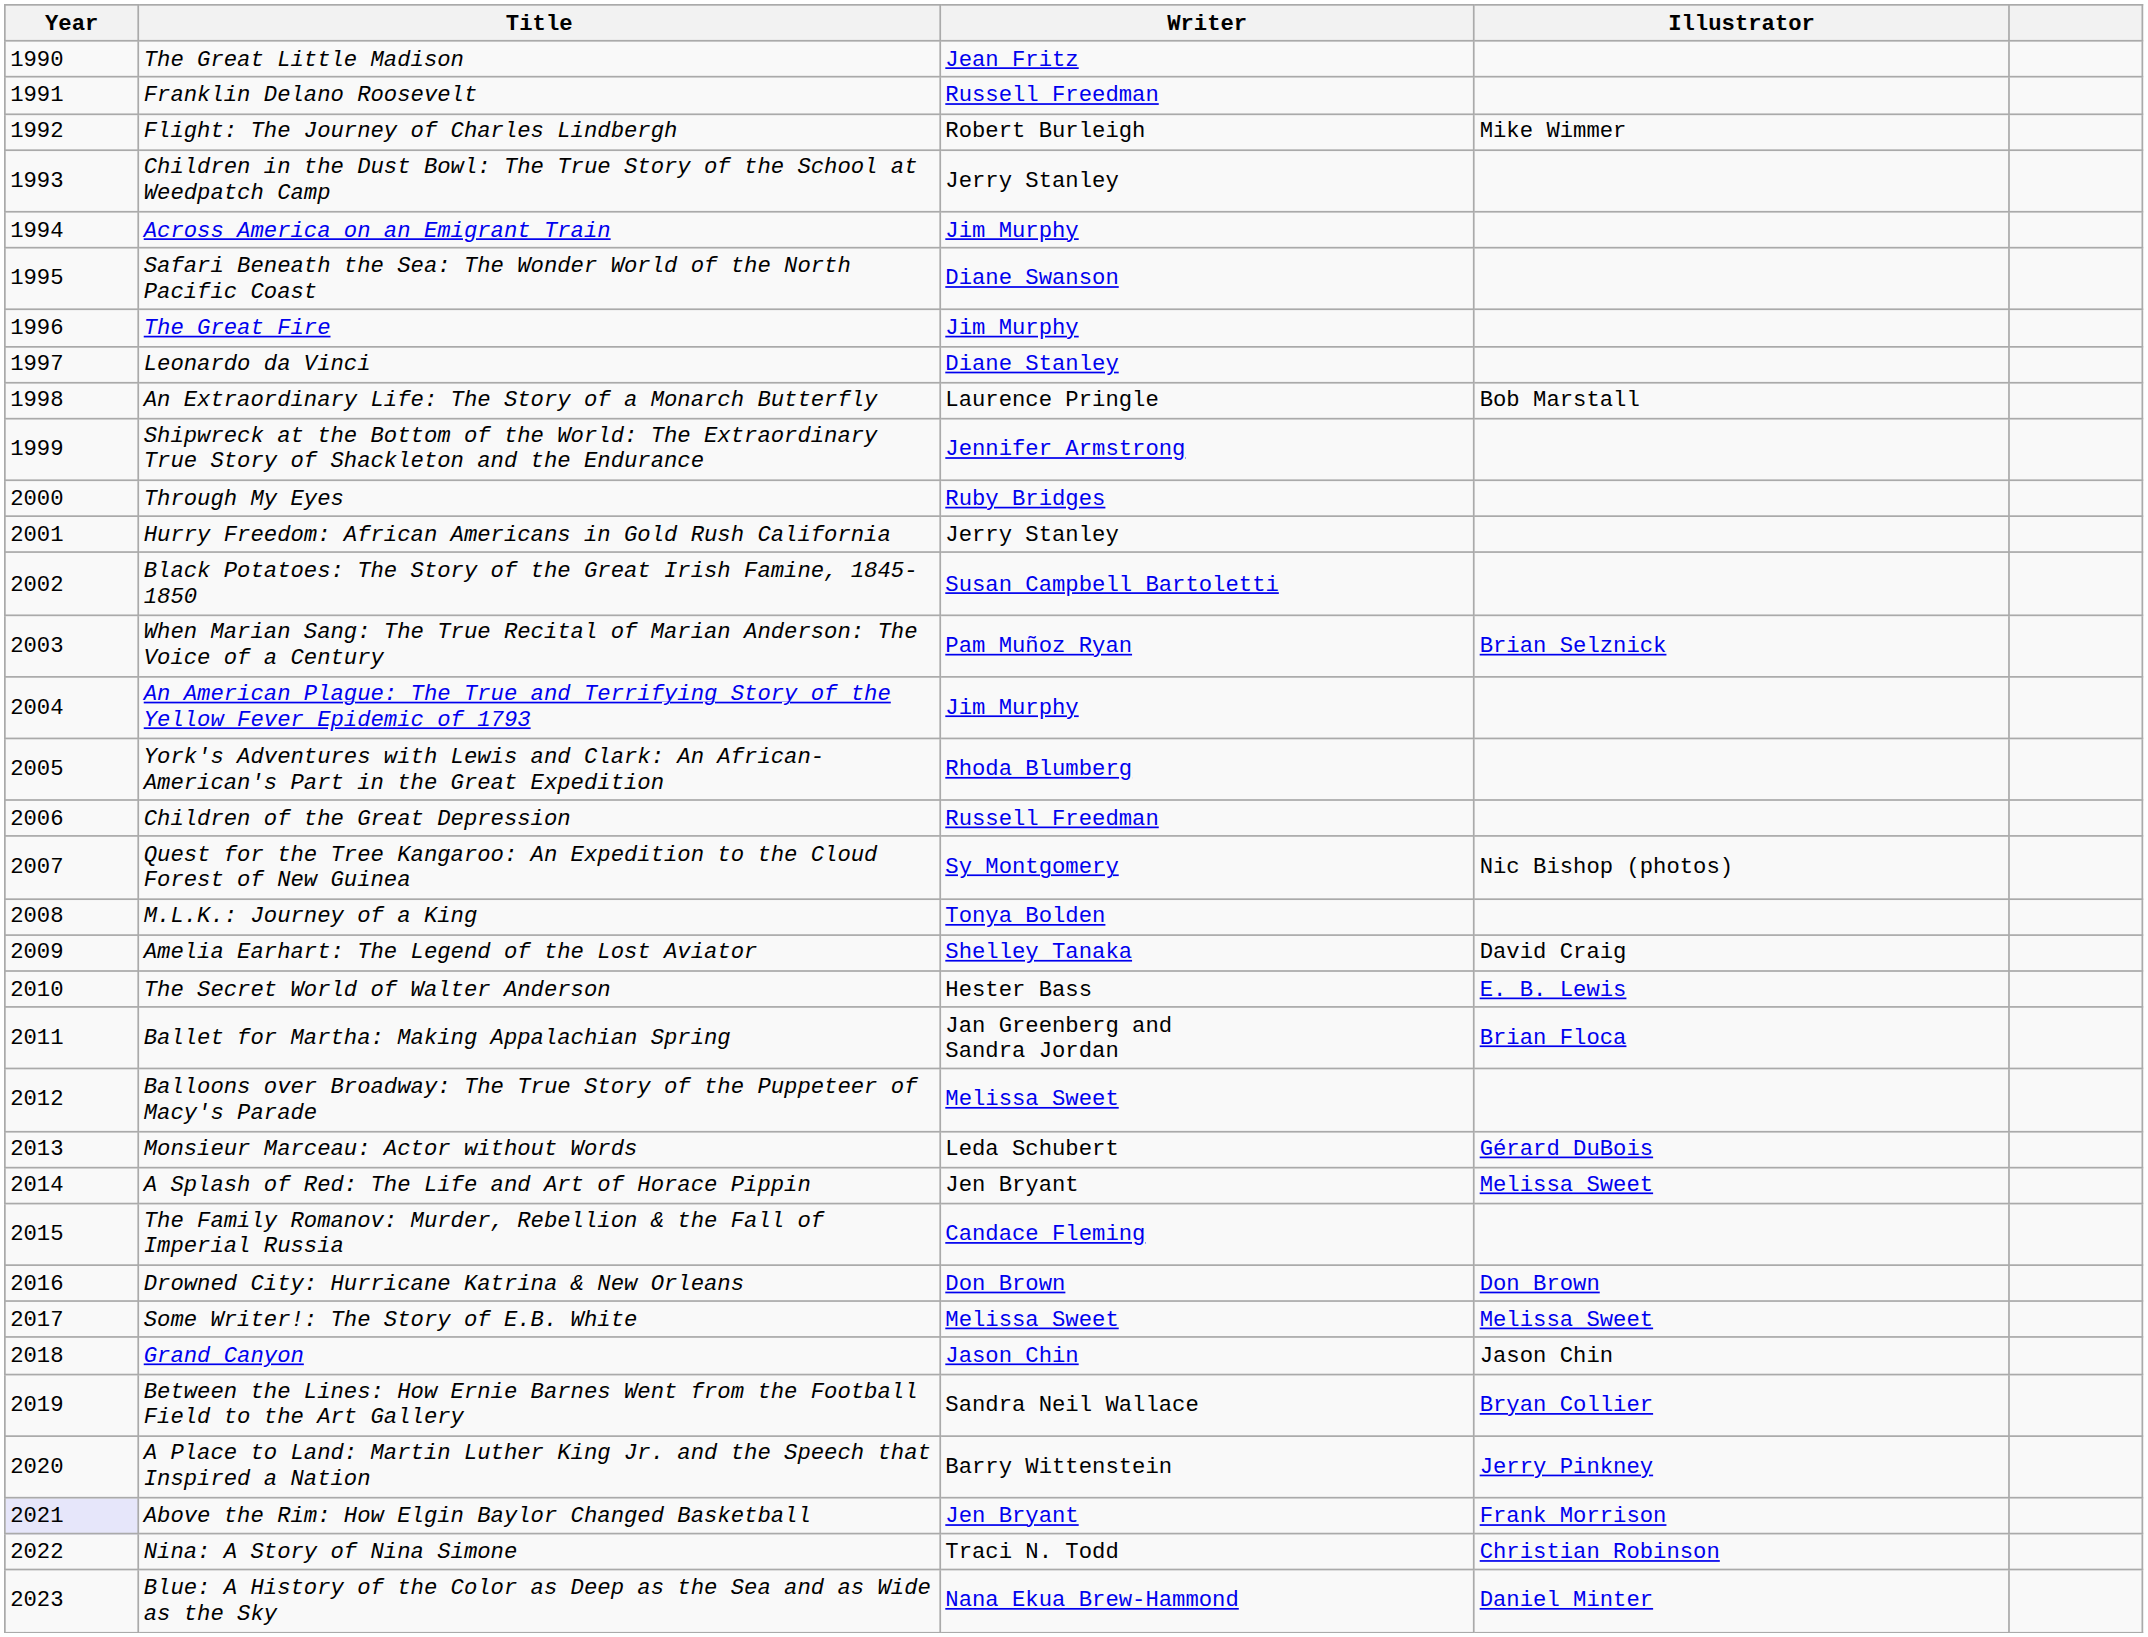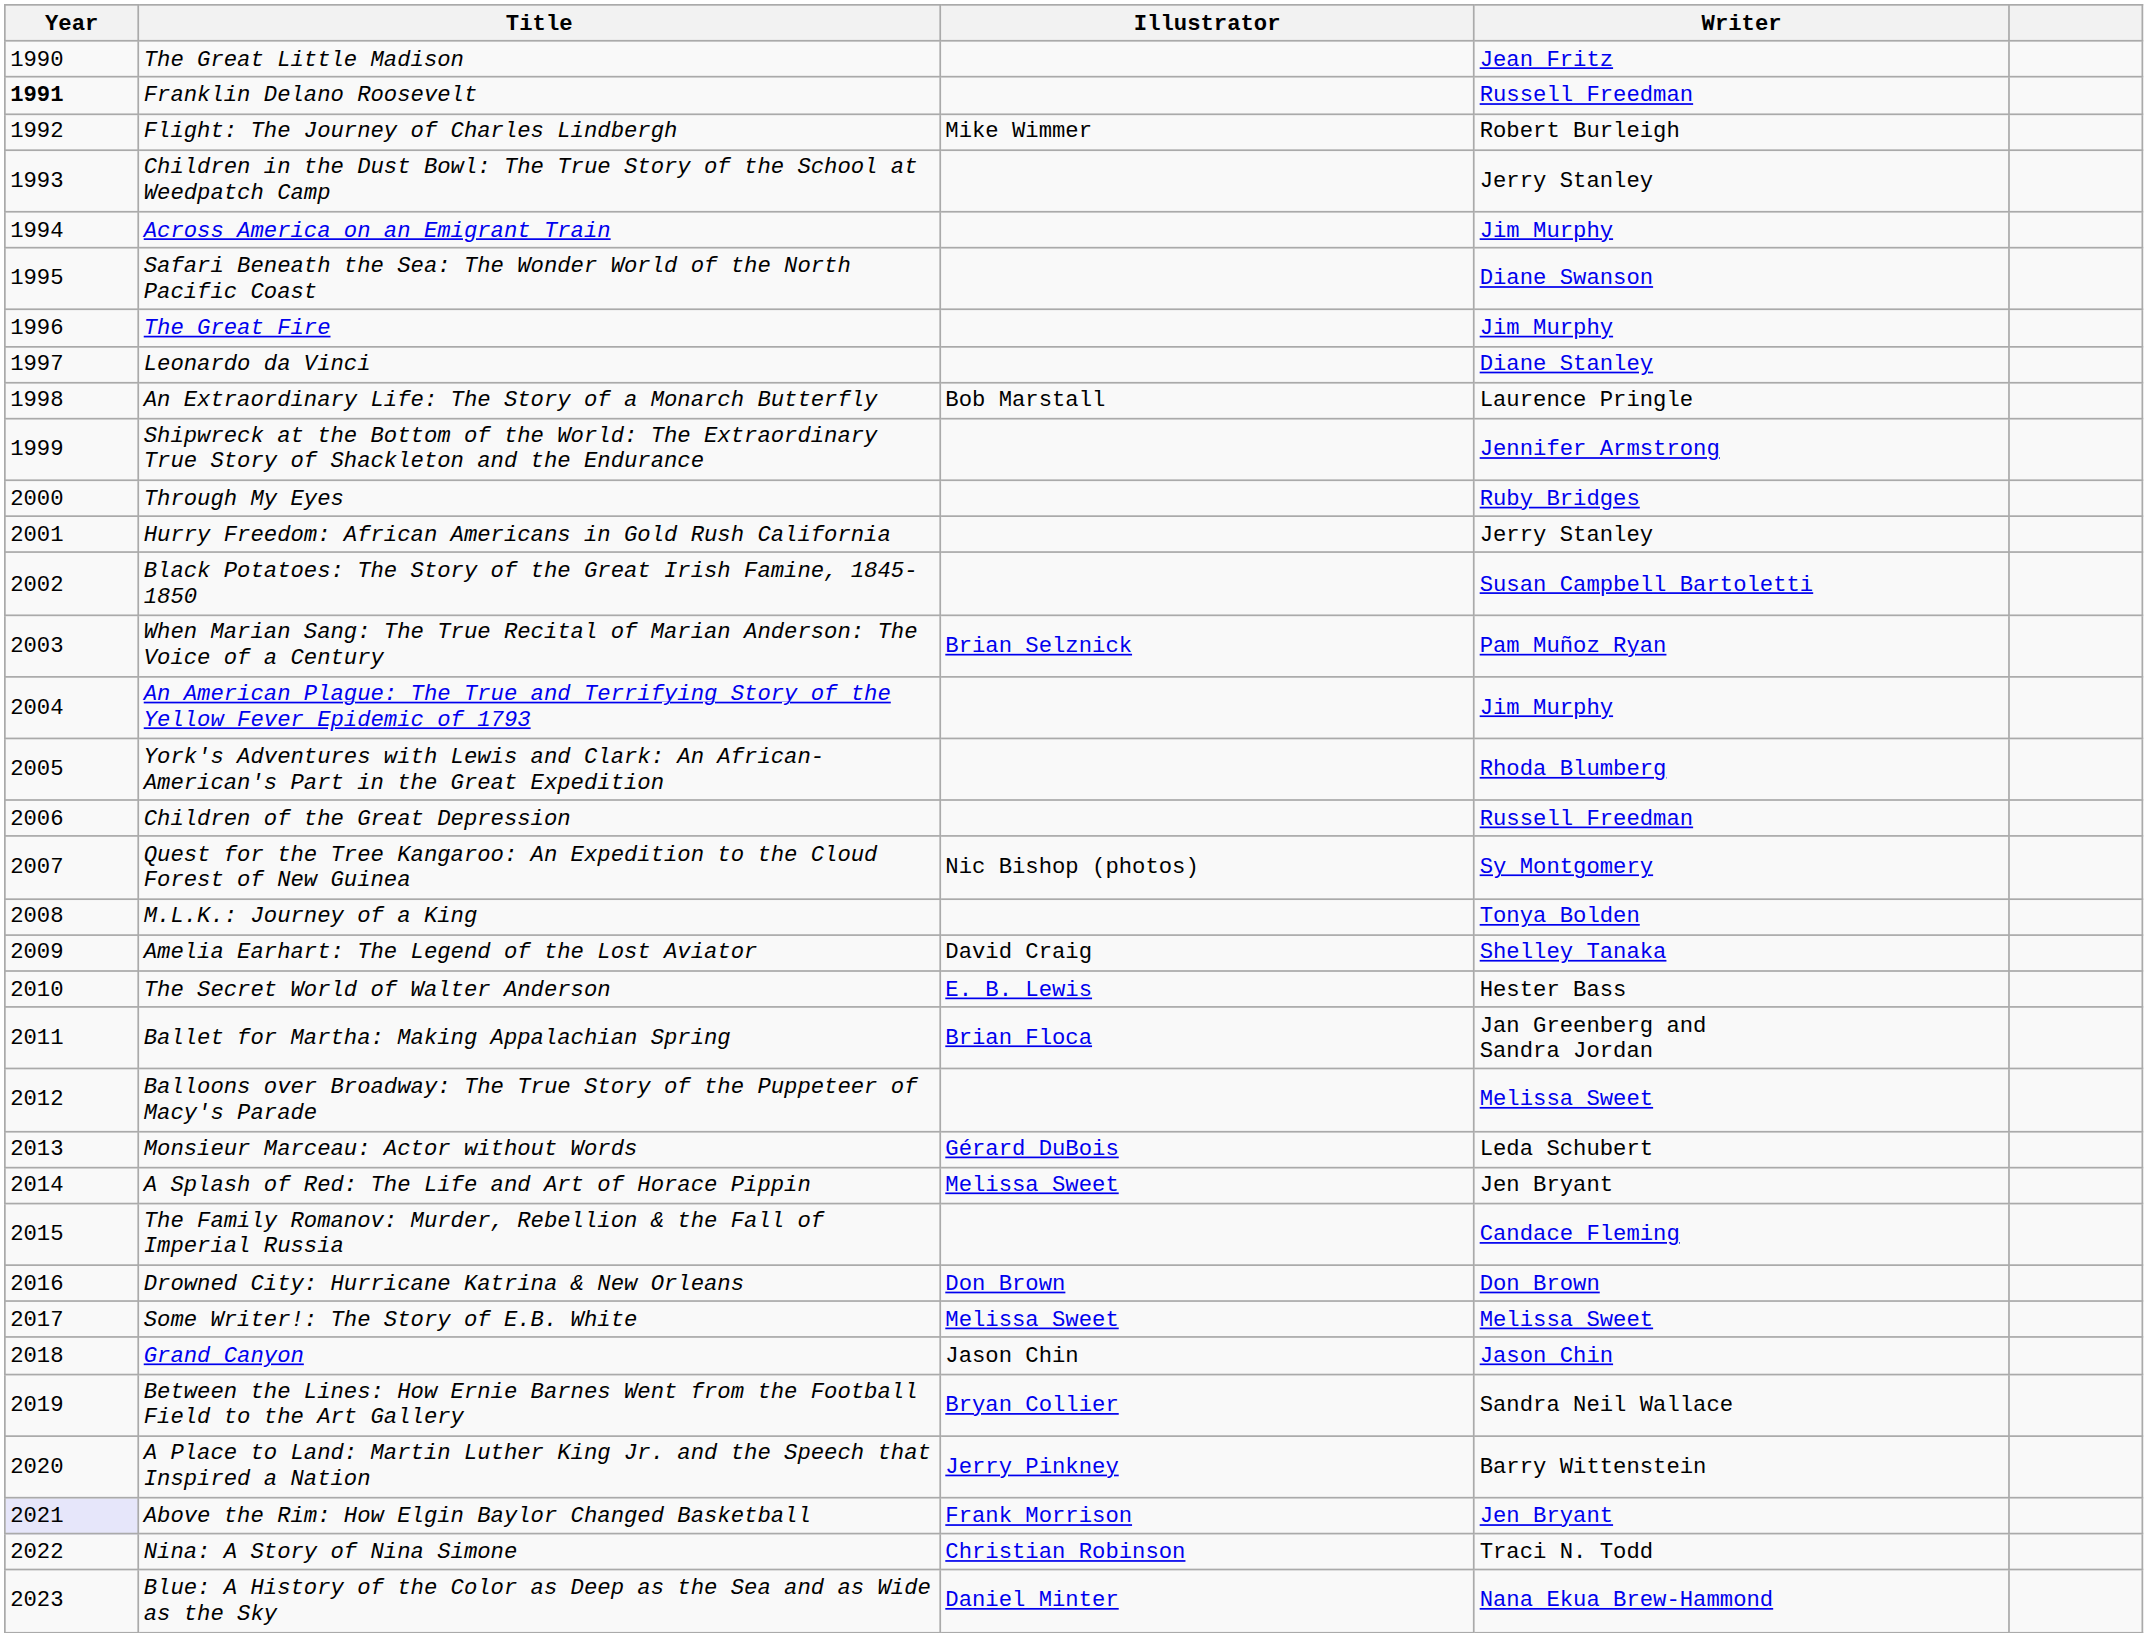columns swapped: (1207, 23) <-> (1742, 23)
(37, 95) normal -> (37, 95) bold
